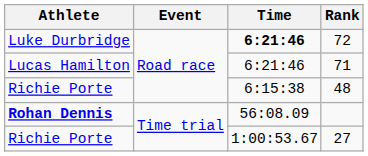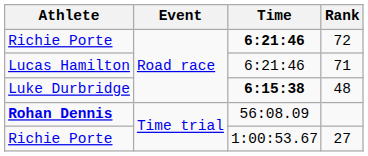(69, 41) Luke Durbridge -> (60, 41) Richie Porte
(60, 90) Richie Porte -> (69, 90) Luke Durbridge
(274, 90) normal -> (274, 90) bold
